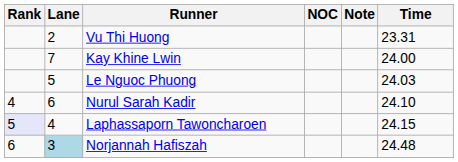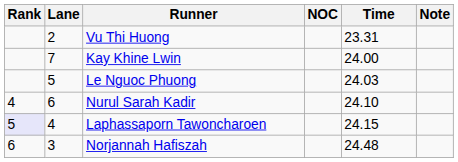columns swapped: (416, 15) <-> (360, 15)
(51, 146) lightblue background -> (51, 146) no background
